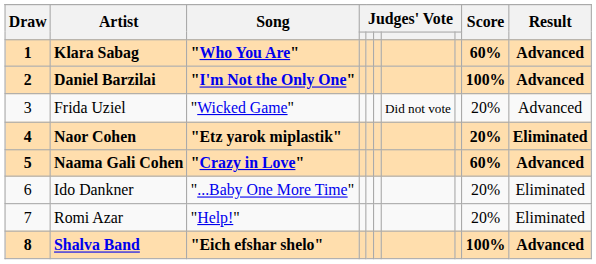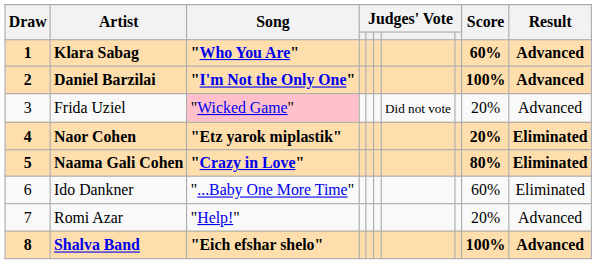(242, 108) no background -> (242, 108) pink background
(486, 163) 60% -> (486, 163) 80%
(550, 163) Advanced -> (550, 163) Eliminated
(486, 190) 20% -> (486, 190) 60%
(550, 218) Eliminated -> (550, 218) Advanced
